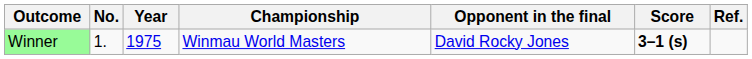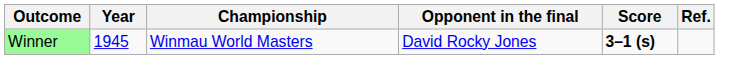- column: (106, 16)
(144, 41) 1975 -> (111, 41) 1945
